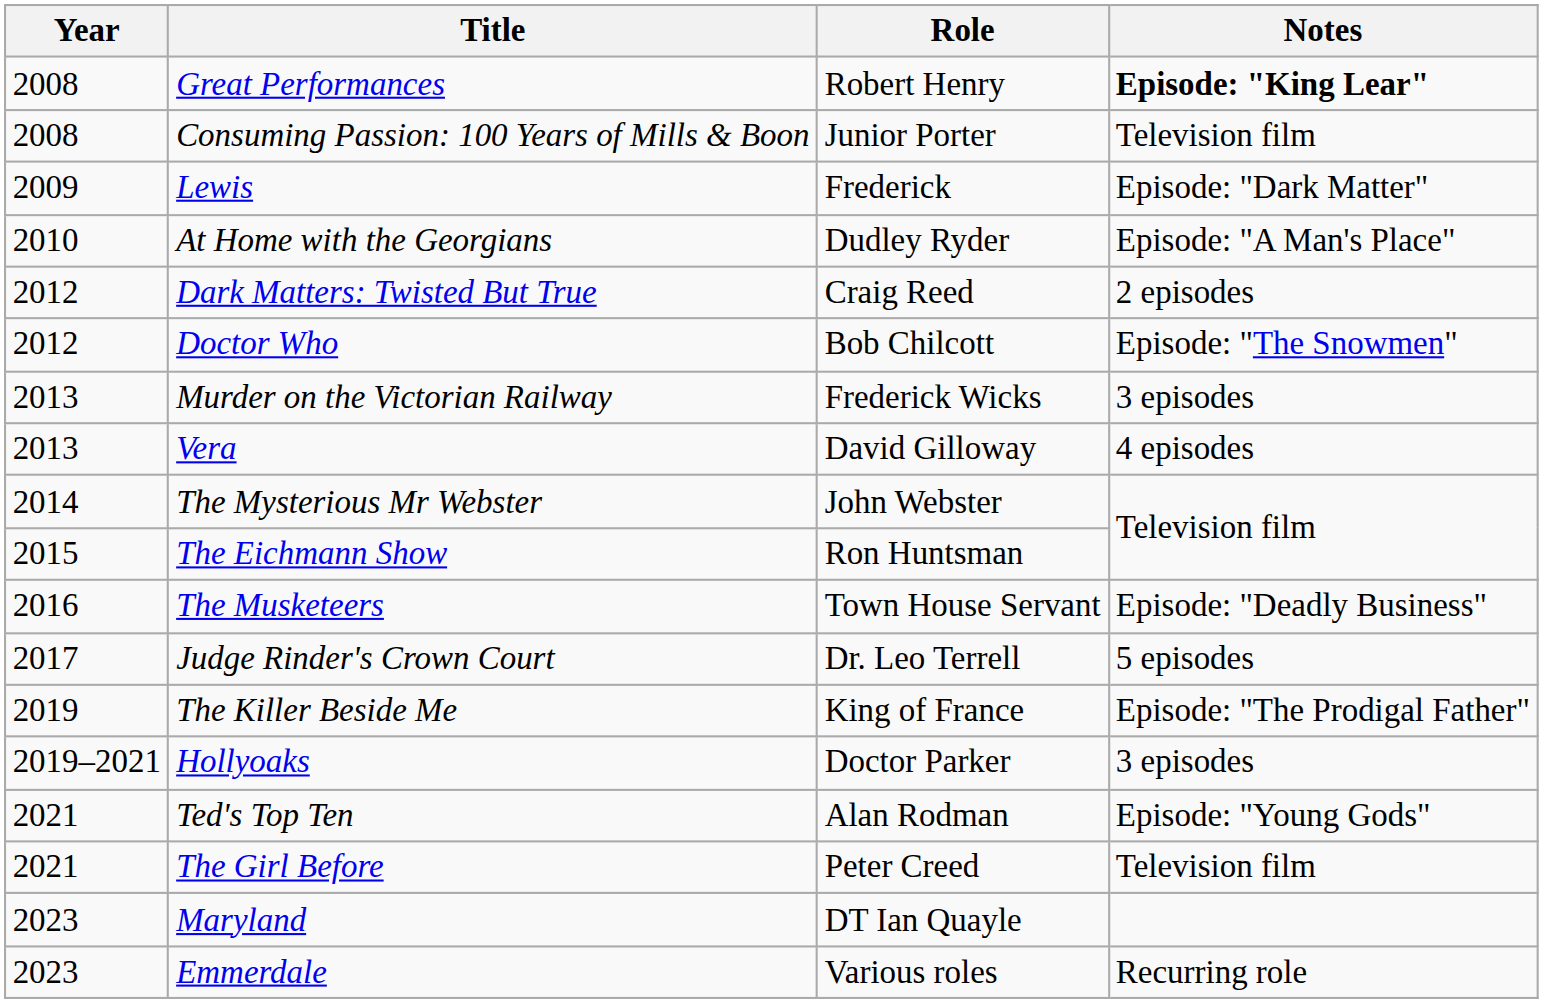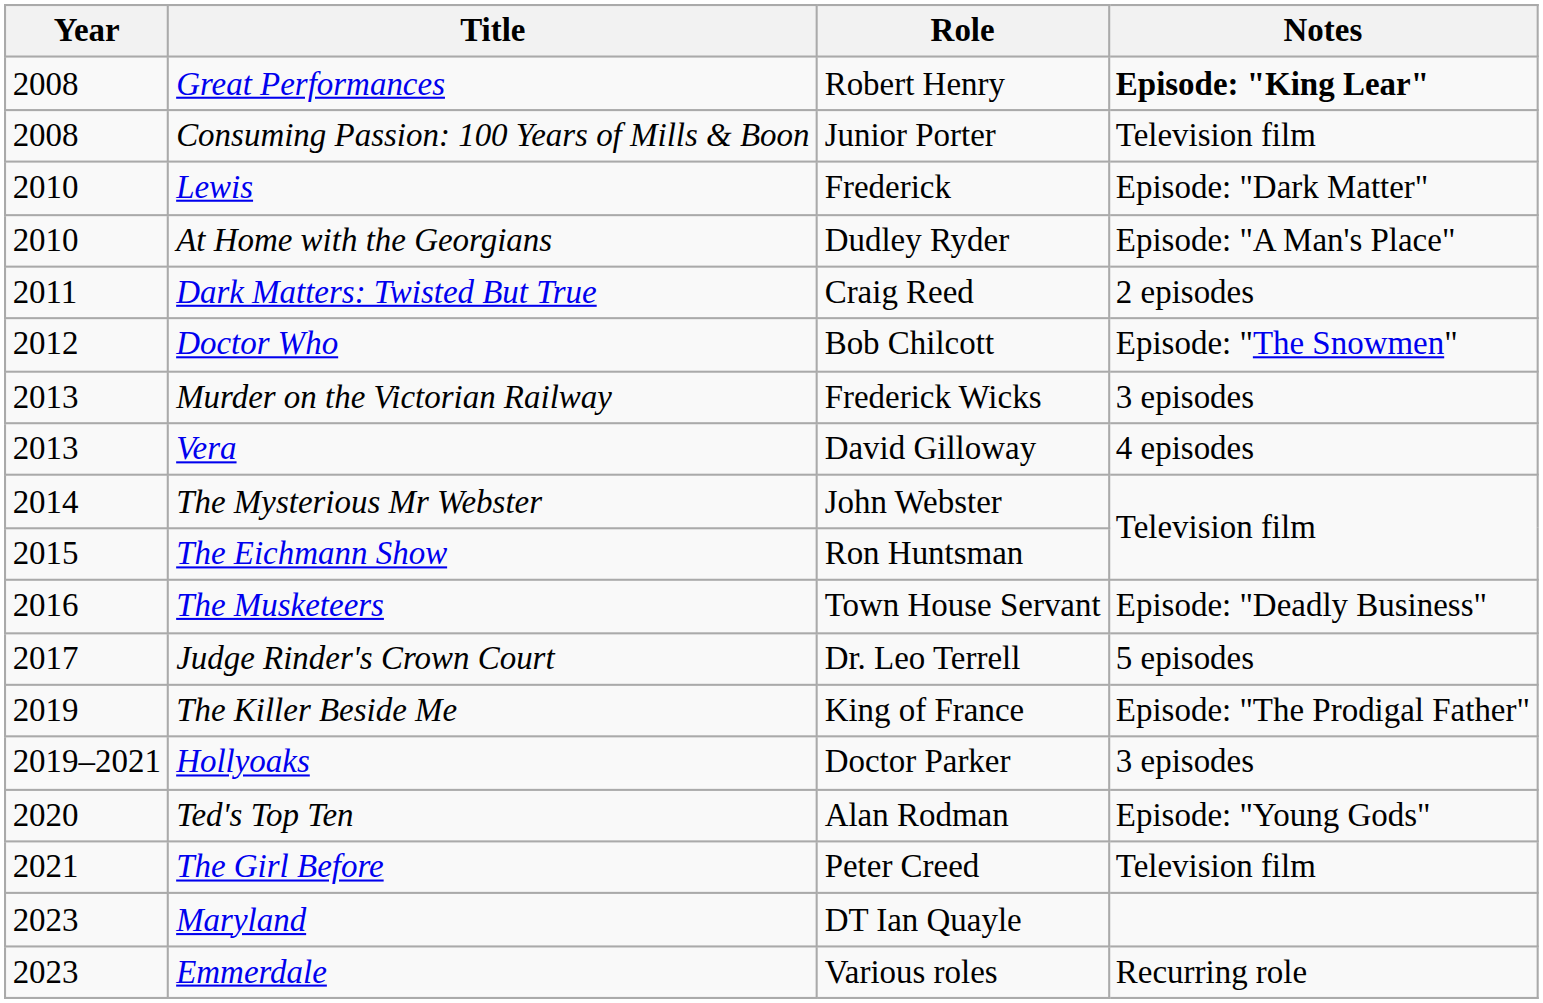(46, 187) 2009 -> (46, 187) 2010
(46, 291) 2012 -> (45, 291) 2011
(46, 814) 2021 -> (46, 814) 2020
